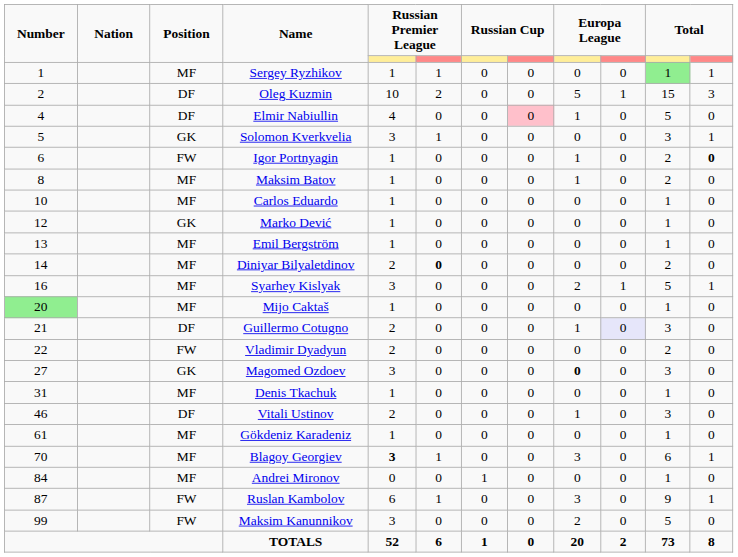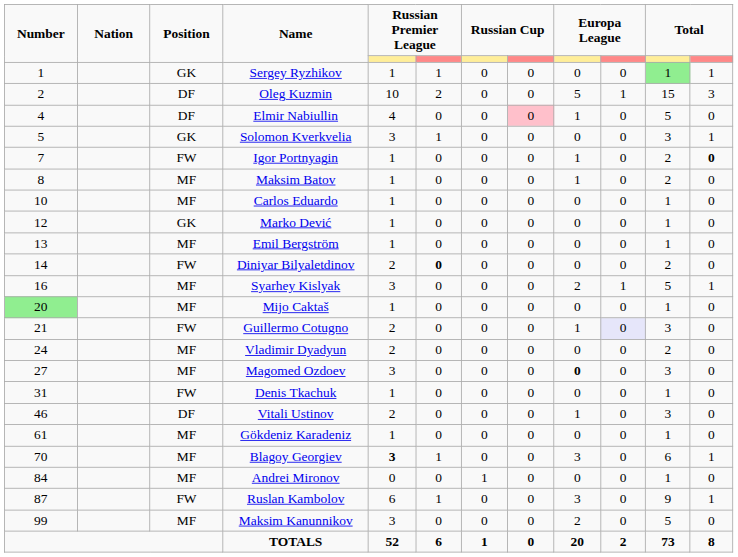(186, 72) MF -> (186, 72) GK
(41, 158) 6 -> (41, 158) 7
(186, 264) MF -> (186, 264) FW
(186, 328) DF -> (186, 328) FW
(41, 350) 22 -> (41, 350) 24
(186, 350) FW -> (186, 350) MF
(186, 371) GK -> (186, 371) MF
(186, 392) MF -> (186, 392) FW
(186, 520) FW -> (186, 520) MF
